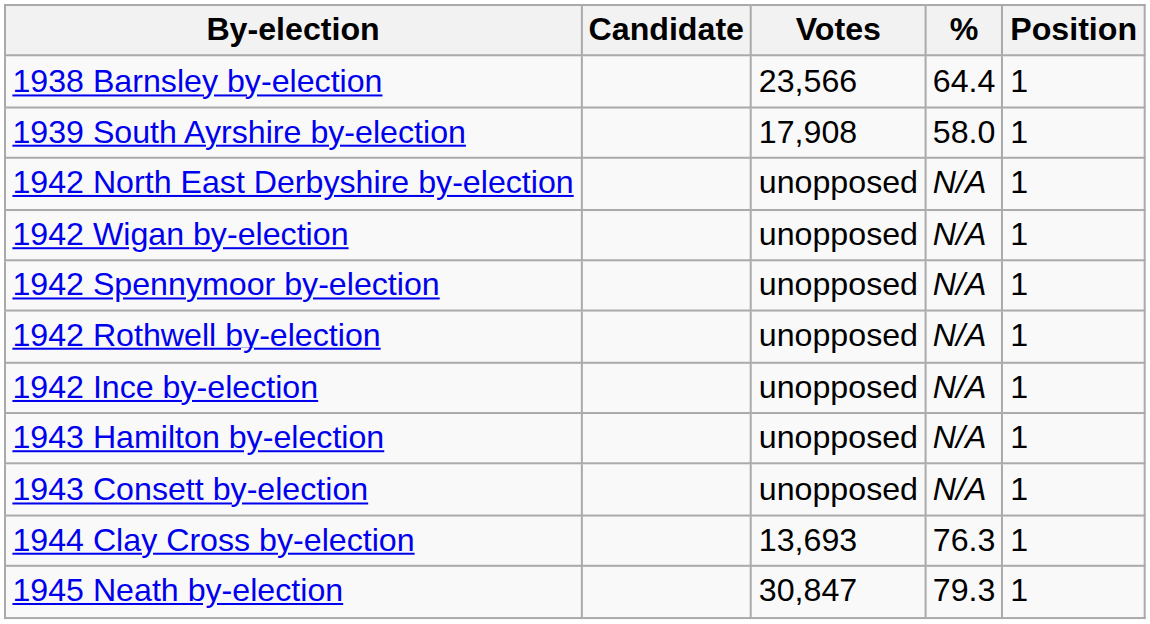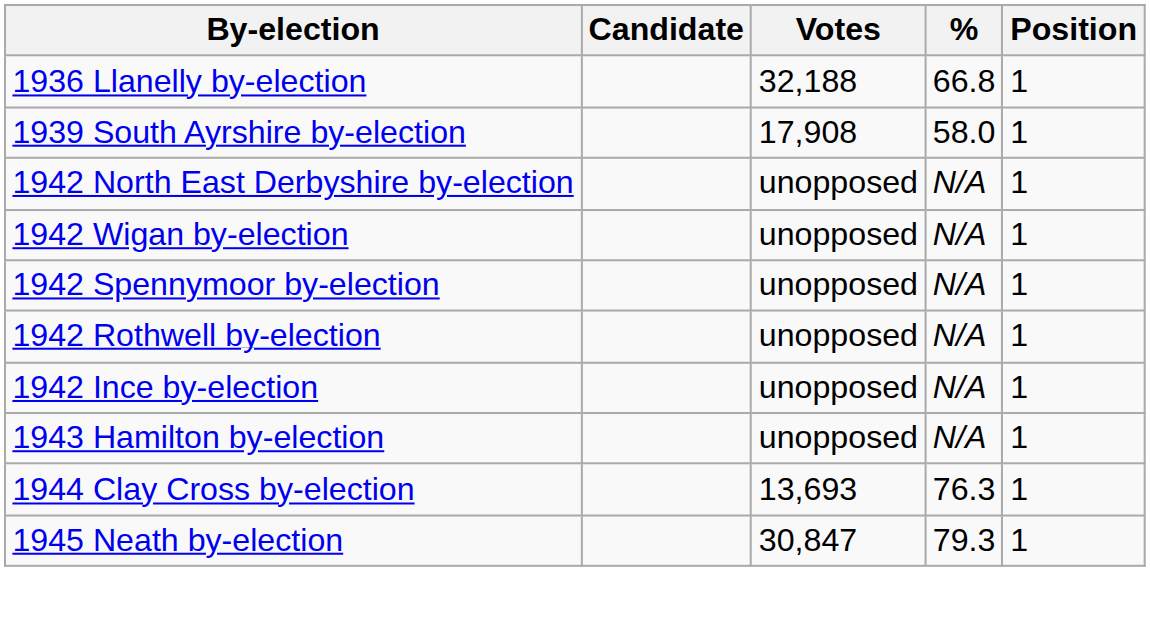+ row: (189, 81)
- row: (197, 81)
- row: (190, 489)
